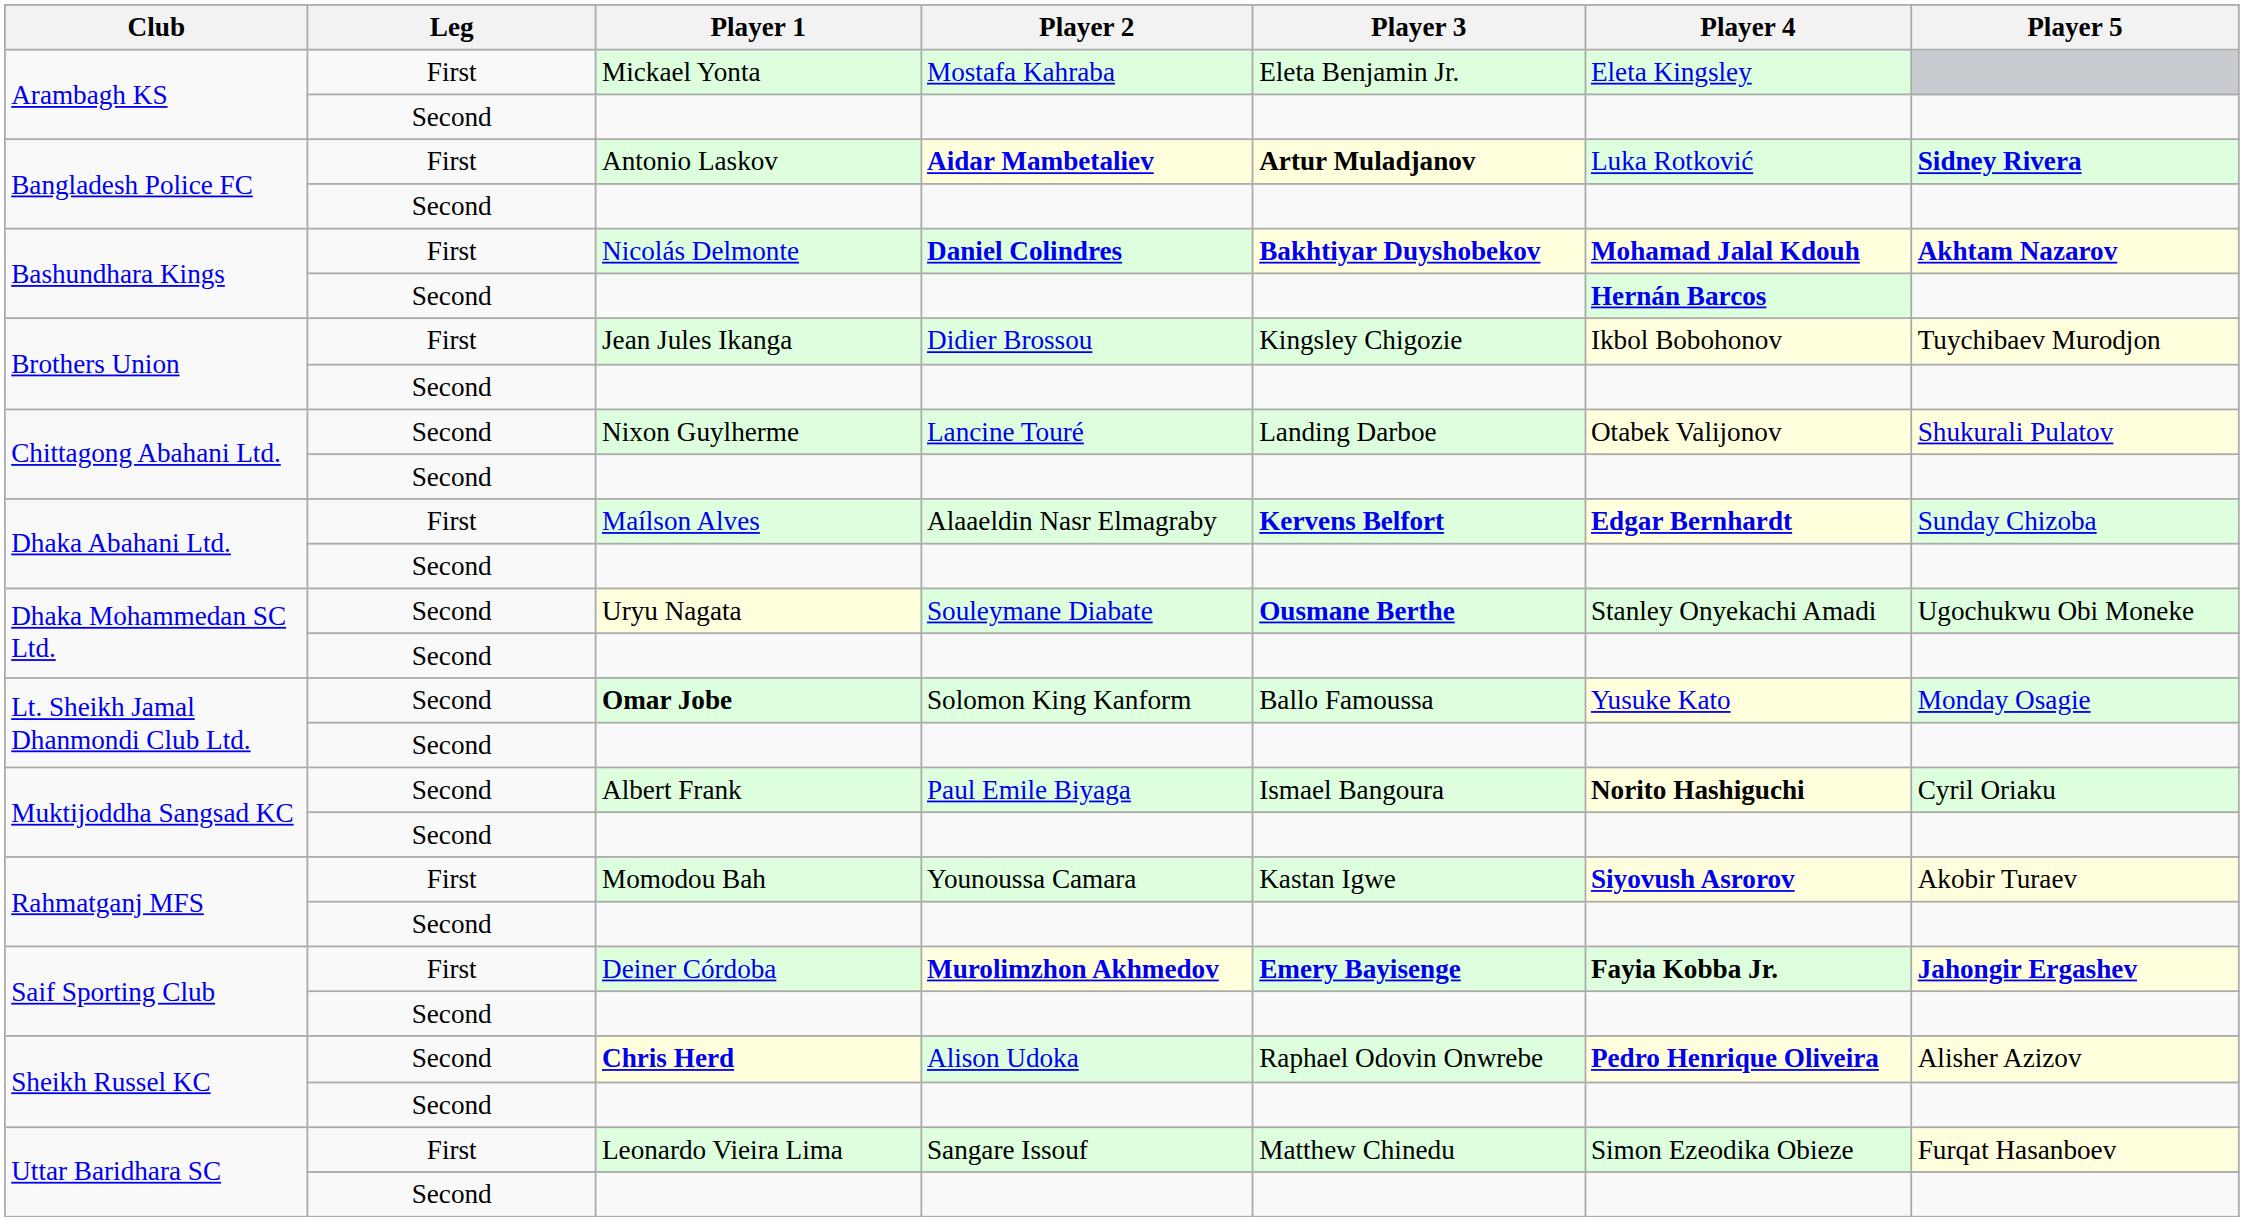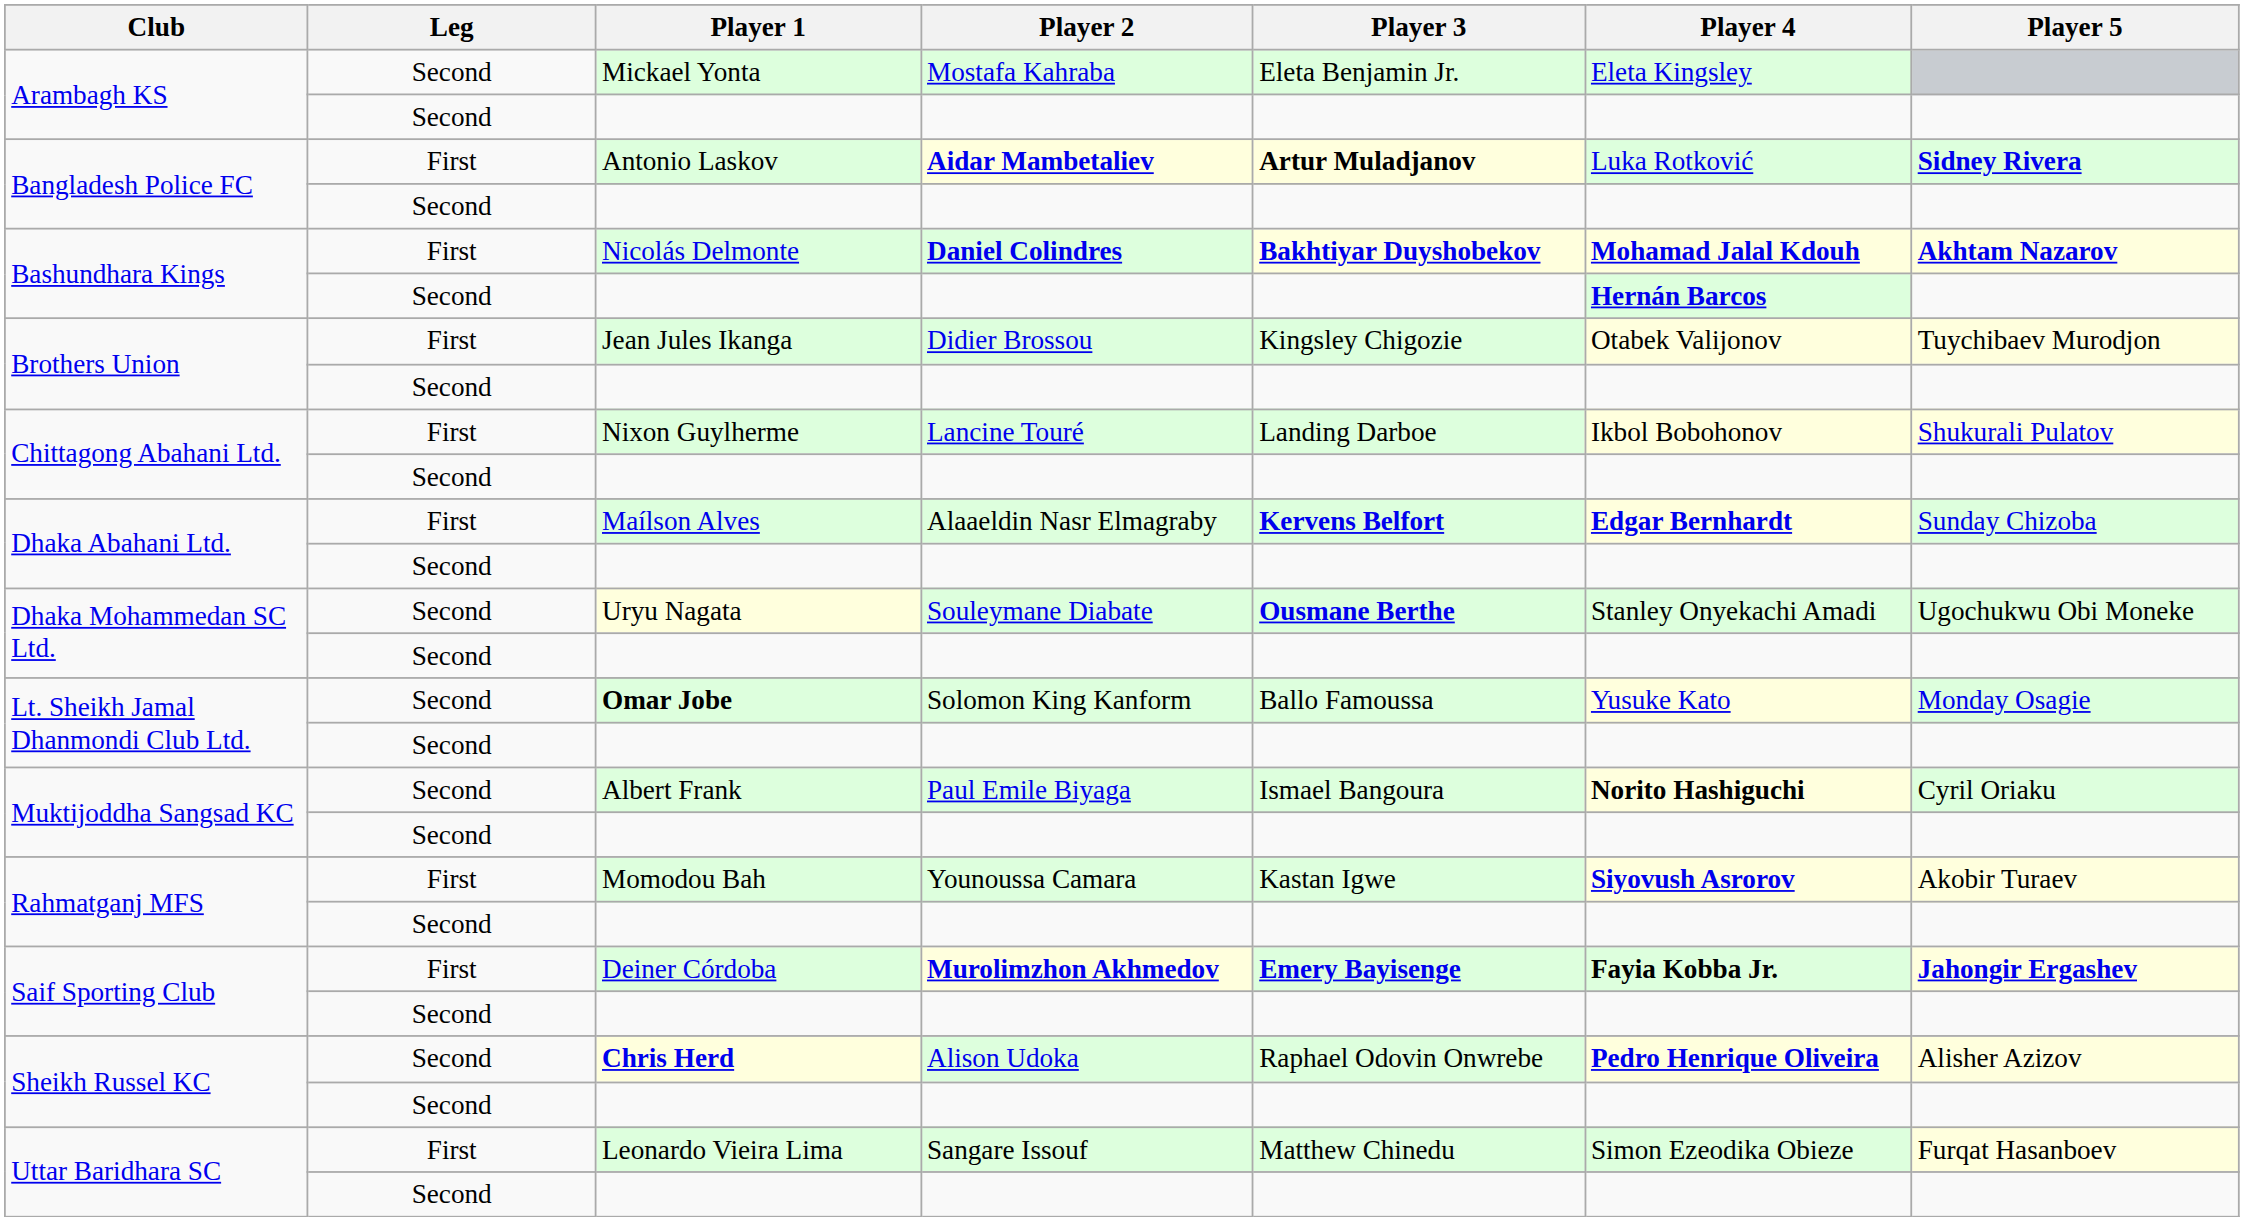(452, 71) First -> (452, 71) Second
(1686, 341) Ikbol Bobohonov -> (1686, 341) Otabek Valijonov
(452, 430) Second -> (452, 430) First
(1686, 430) Otabek Valijonov -> (1686, 430) Ikbol Bobohonov
